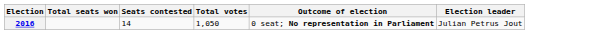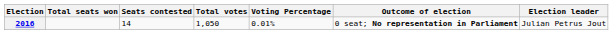+ column: (291, 11)
